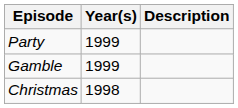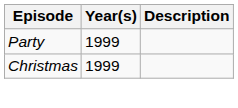- row: (35, 66)
(102, 90) 1998 -> (102, 66) 1999
